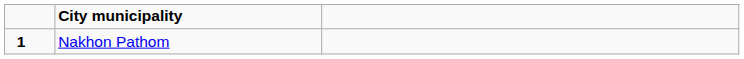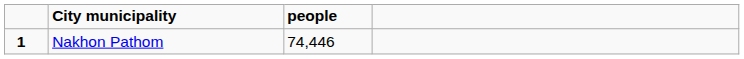+ column: (312, 16)
